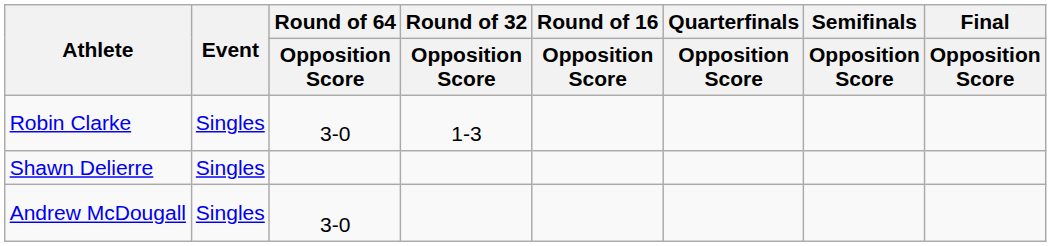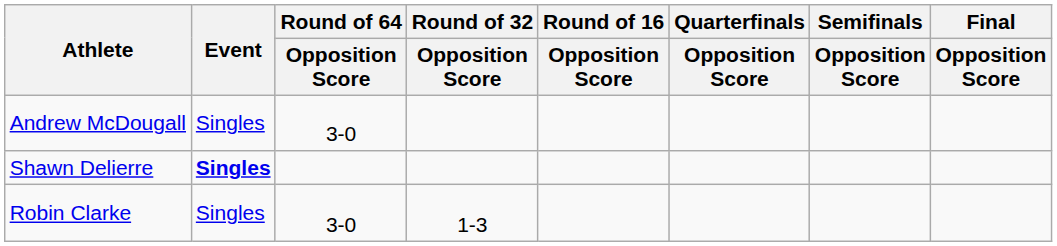rows swapped: (70, 123) <-> (98, 213)
(230, 168) normal -> (233, 168) bold
